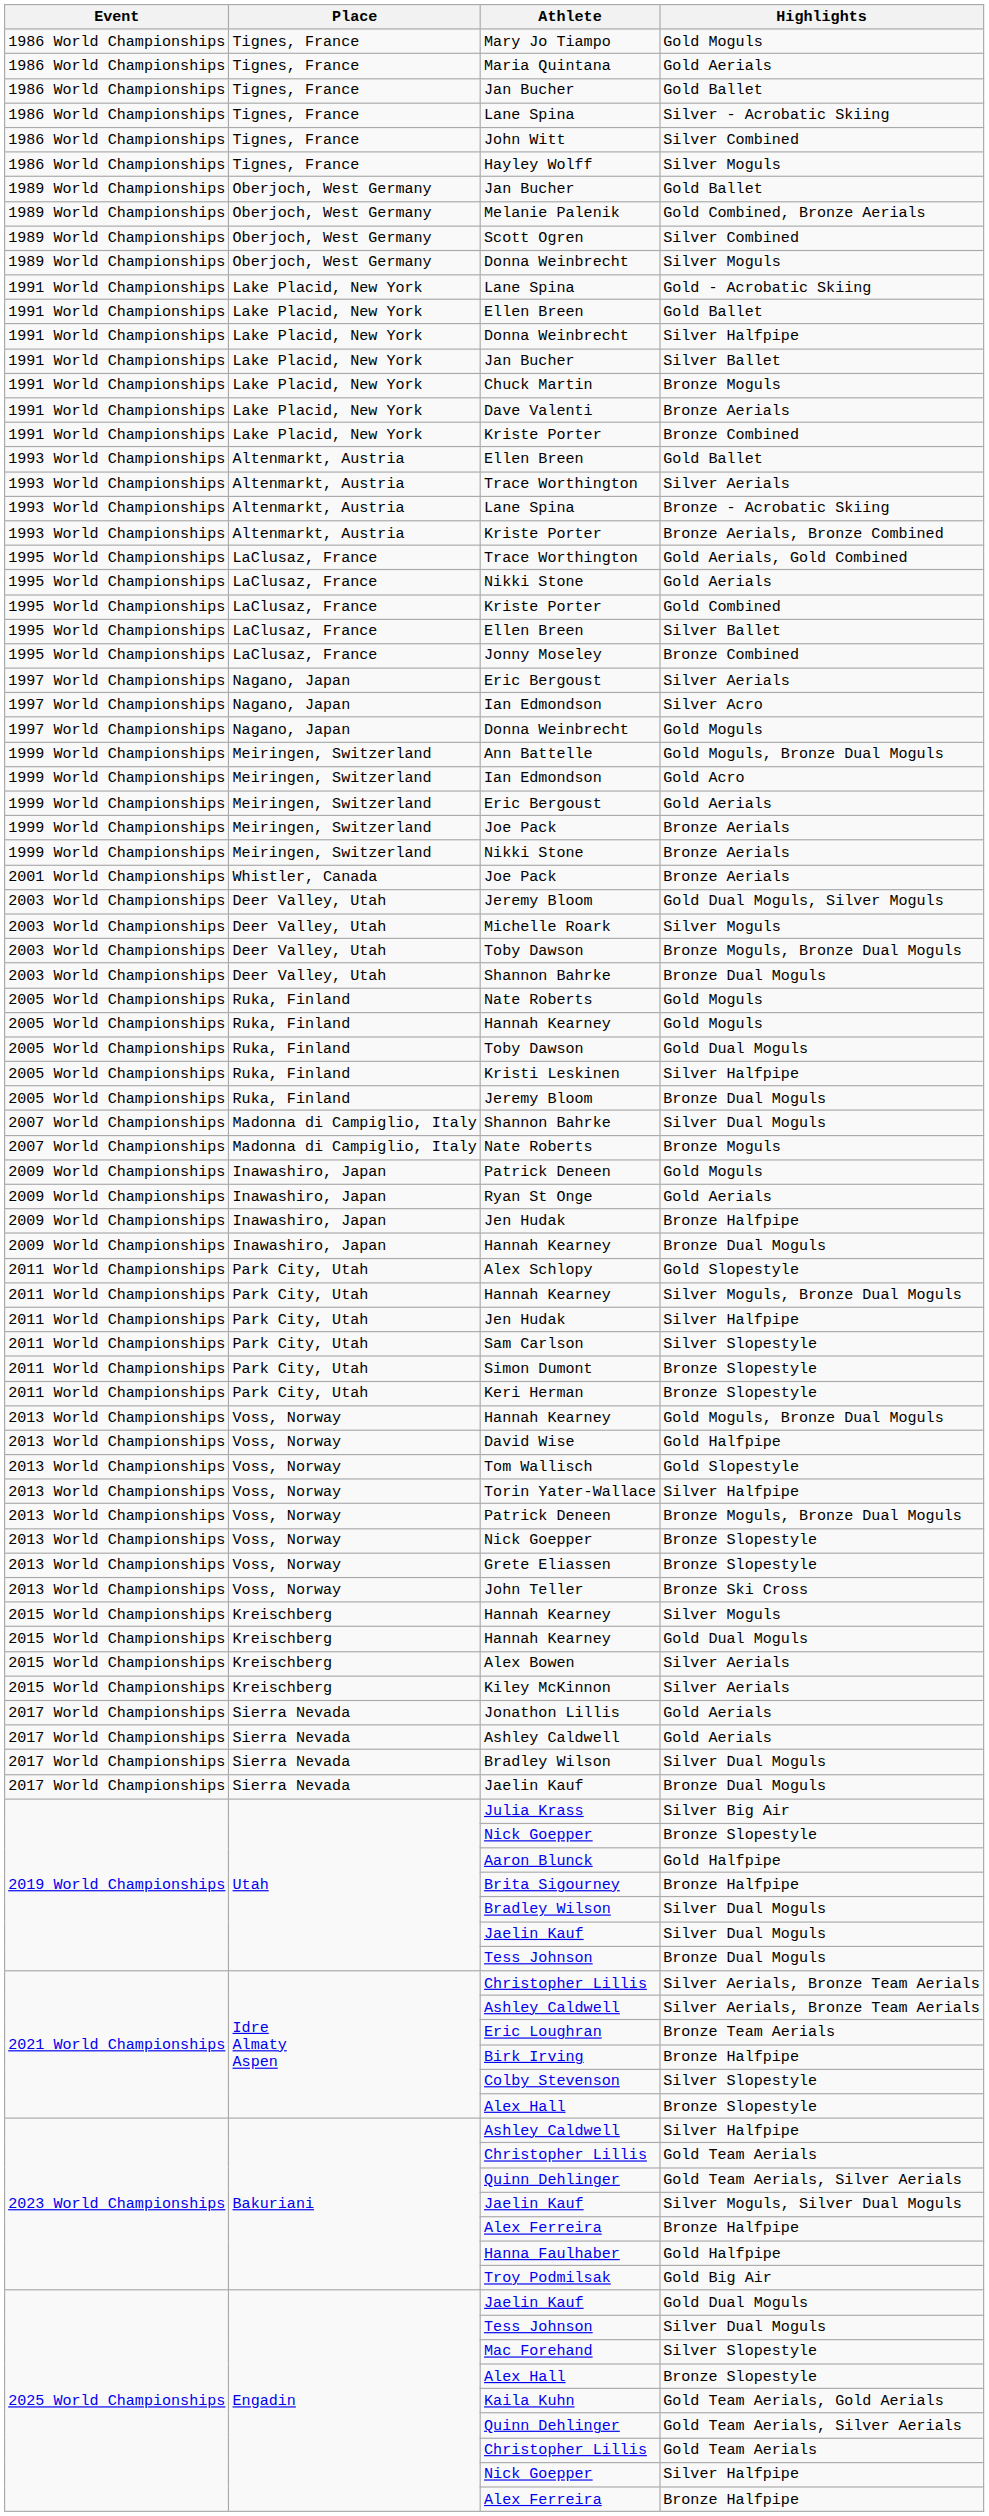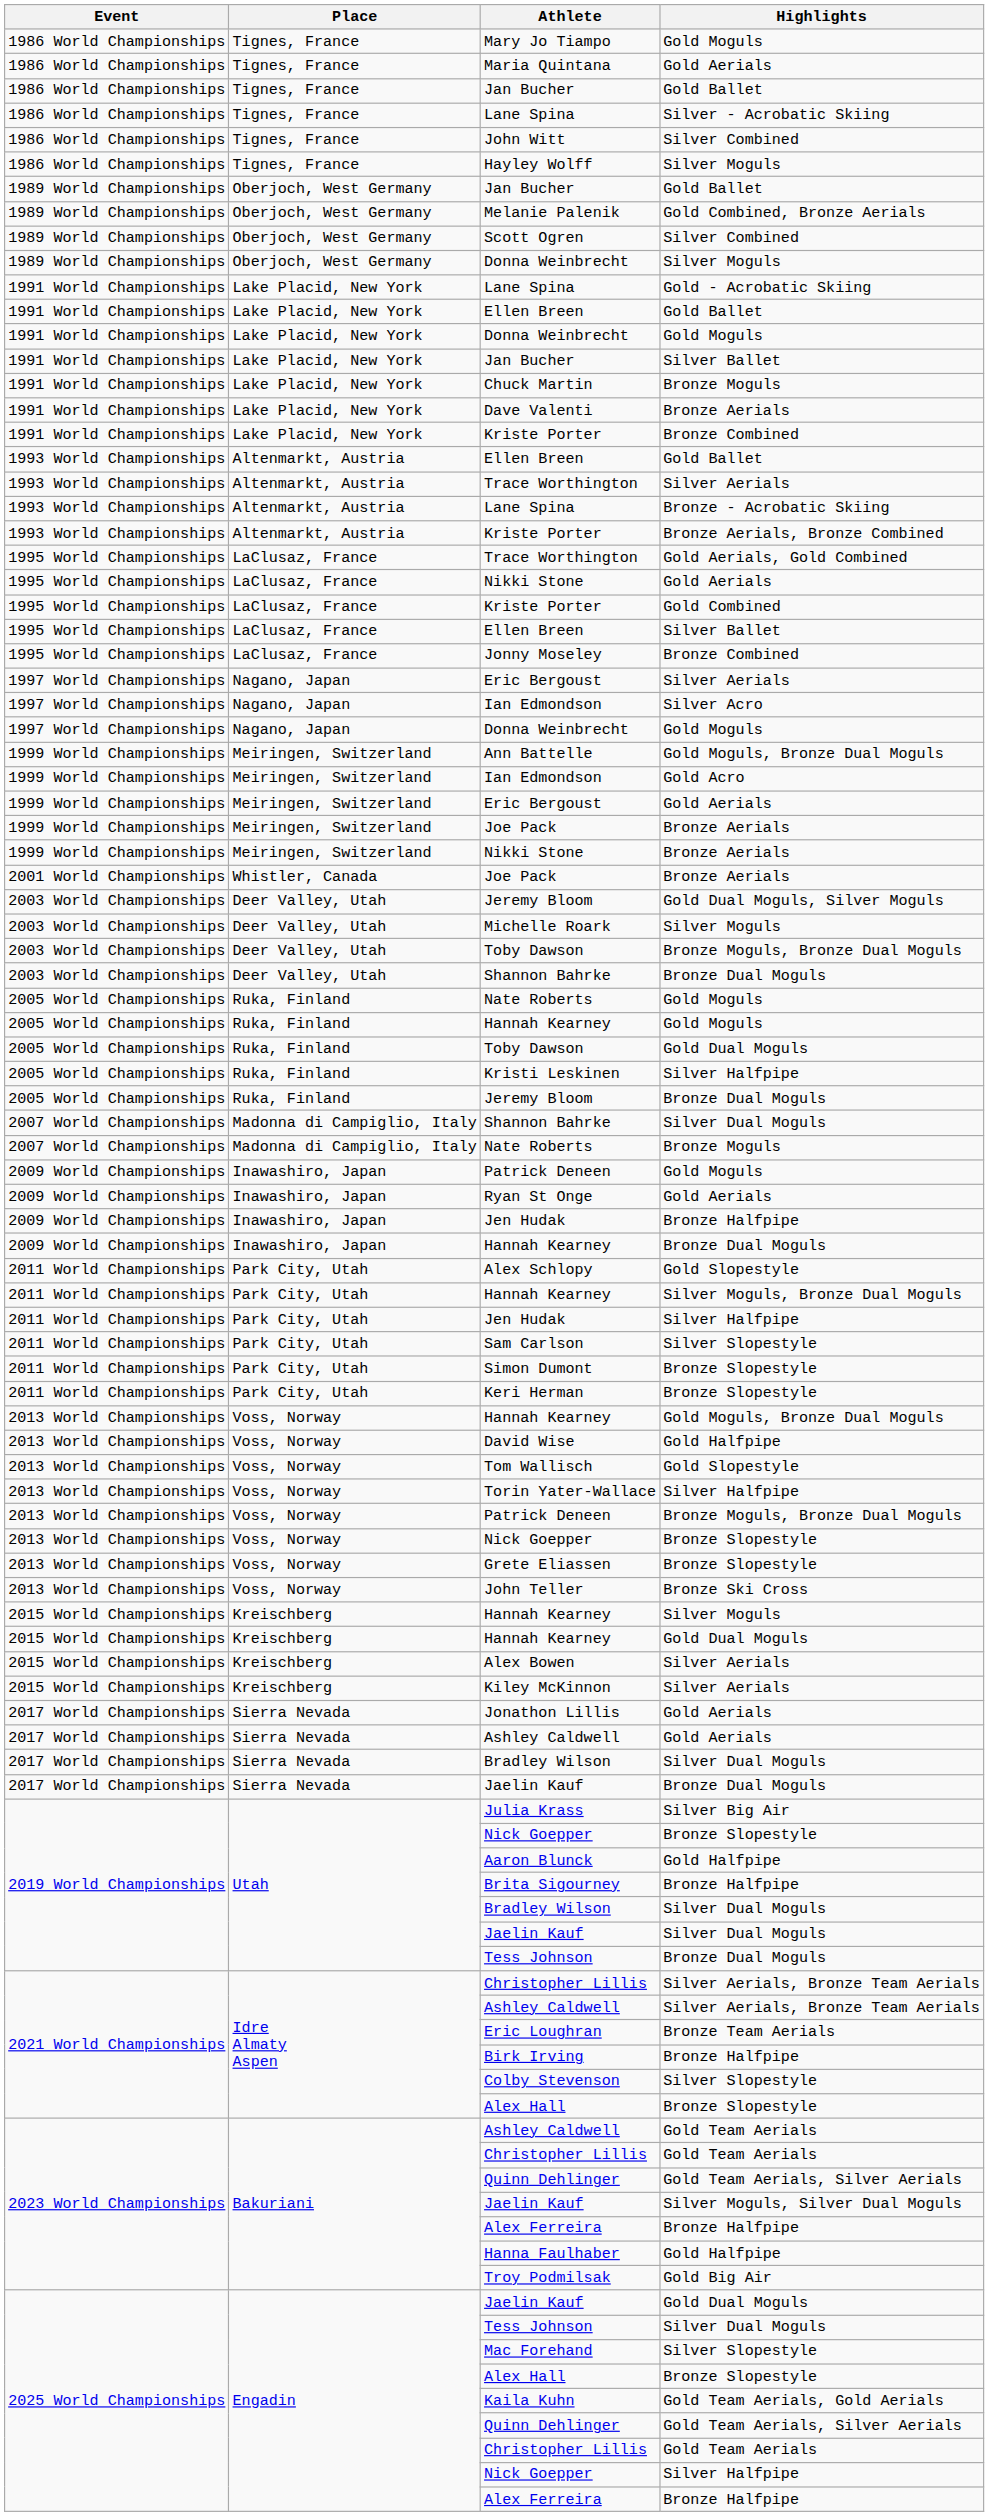(731, 336) Silver Halfpipe -> (713, 336) Gold Moguls
(731, 2131) Silver Halfpipe -> (740, 2131) Gold Team Aerials
